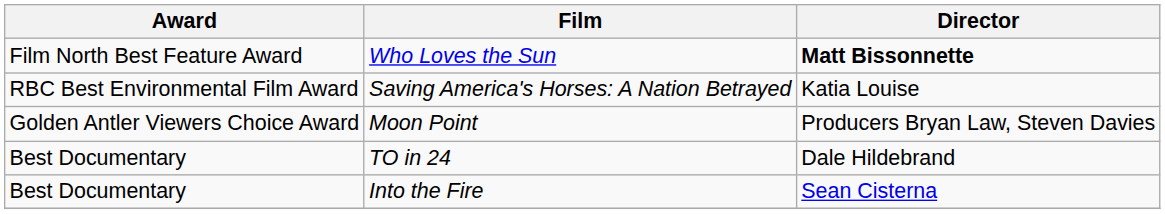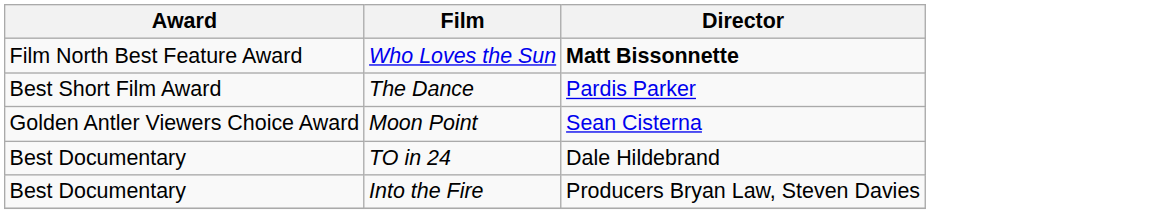+ row: (422, 89)
- row: (580, 89)
(978, 123) Producers Bryan Law, Steven Davies -> (634, 123) Sean Cisterna
(869, 191) Sean Cisterna -> (743, 191) Producers Bryan Law, Steven Davies
